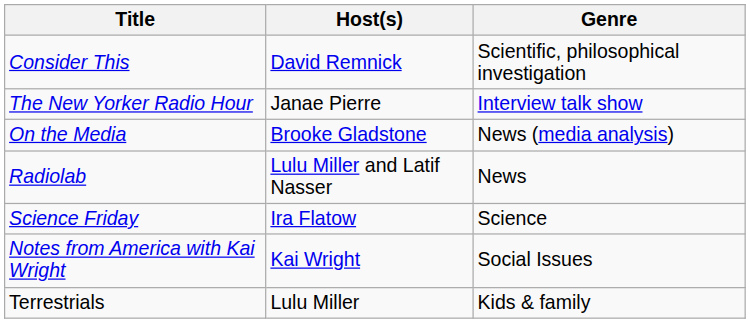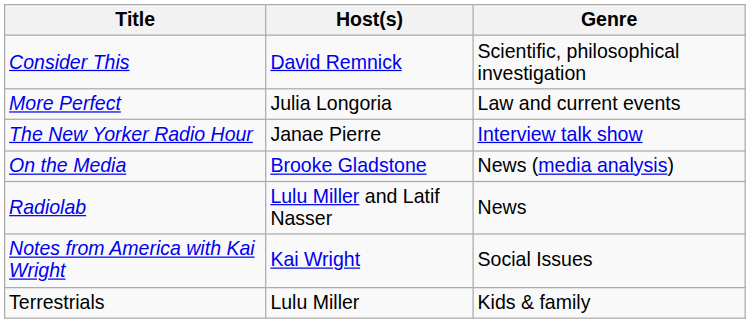+ row: (65, 103)
- row: (74, 218)
